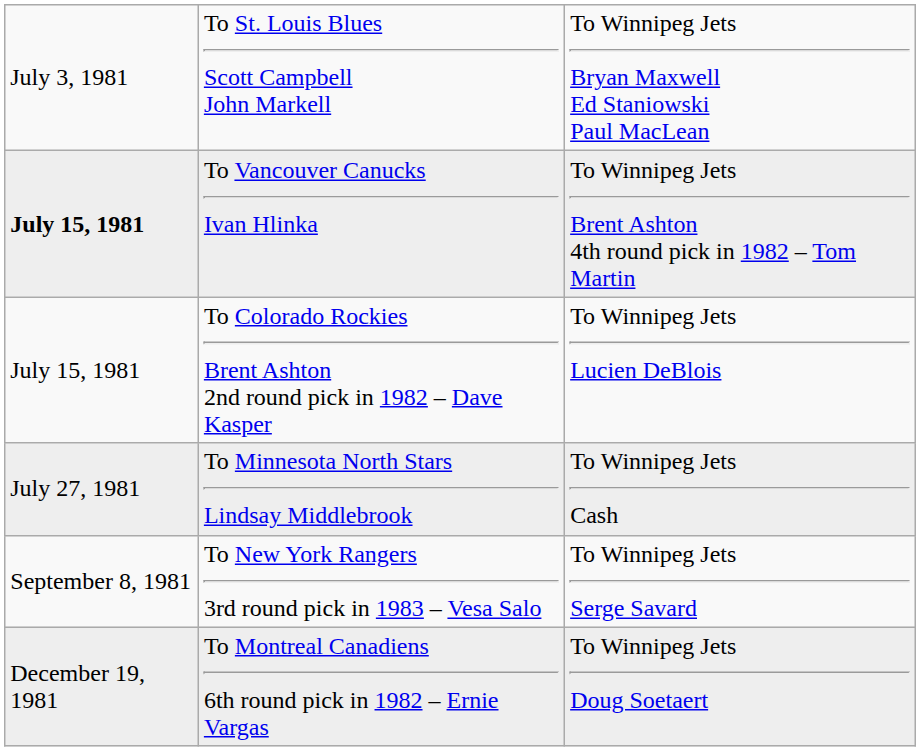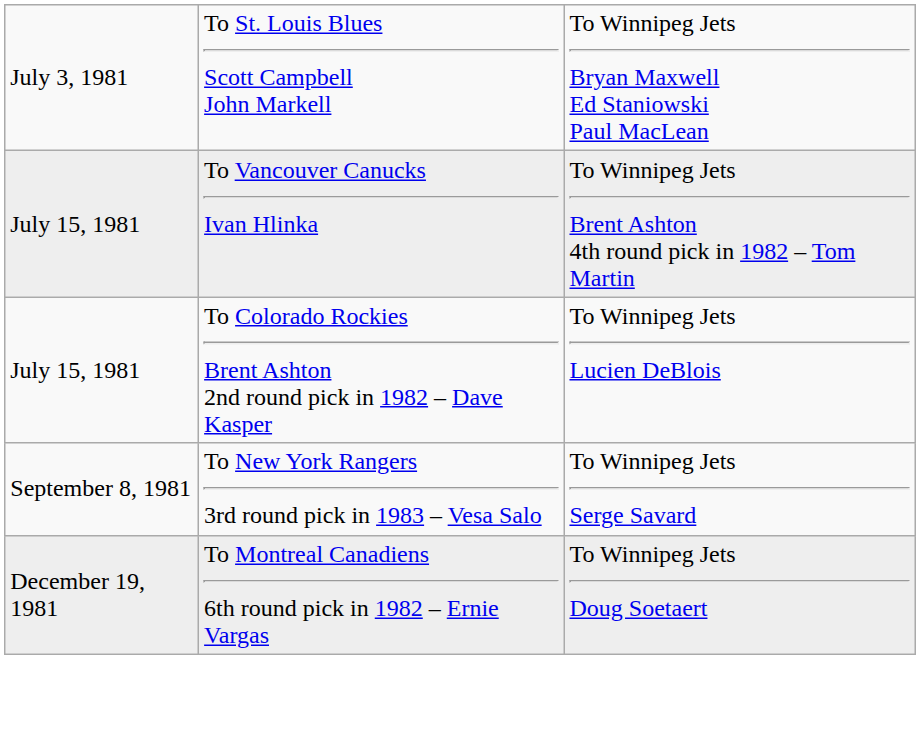(77, 223) bold -> (75, 223) normal
- row: (381, 488)
